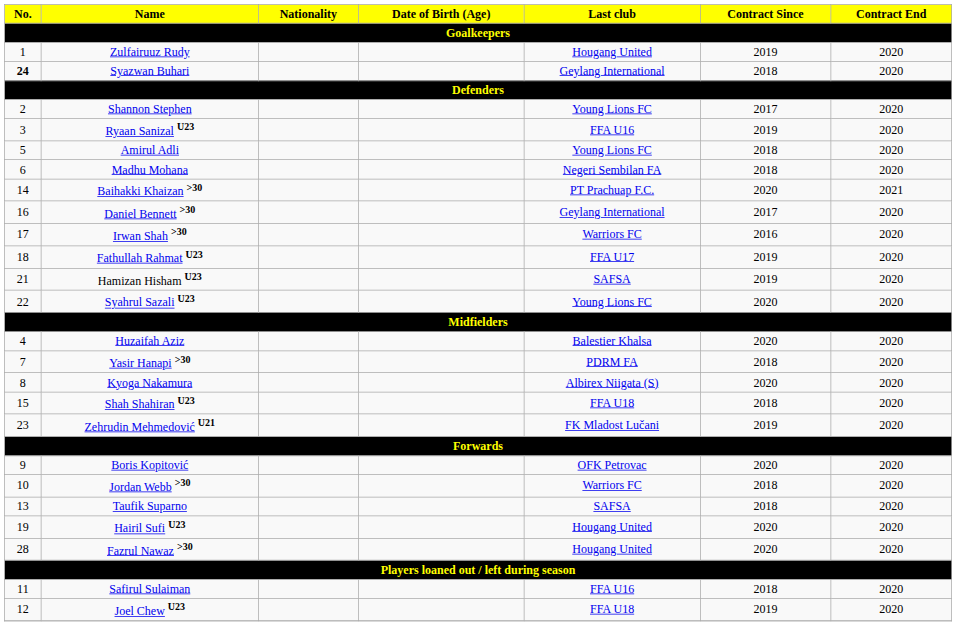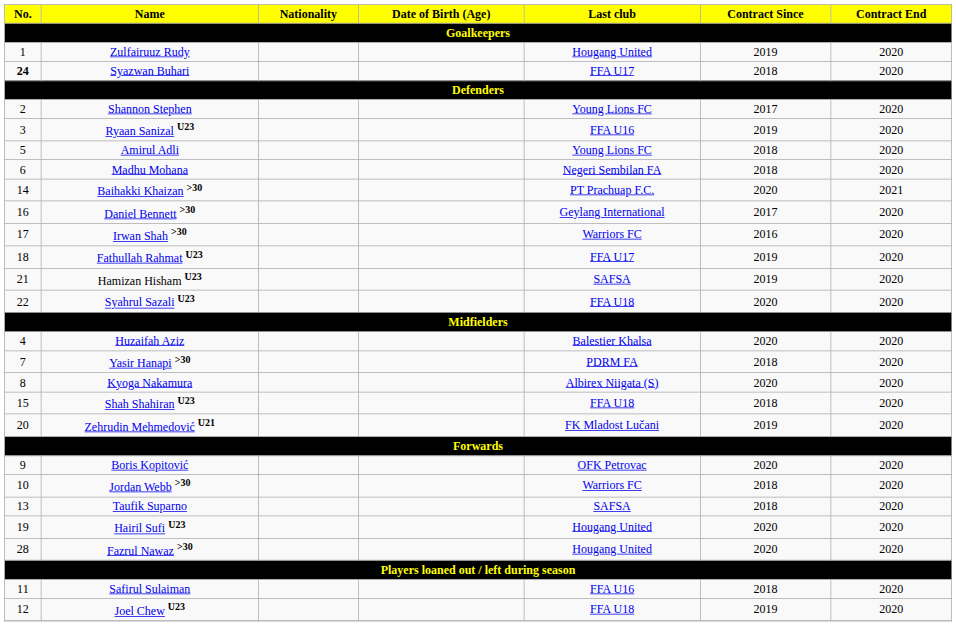(612, 71) Geylang International -> (612, 71) FFA U17
(612, 301) Young Lions FC -> (612, 301) FFA U18
(23, 425) 23 -> (23, 425) 20
